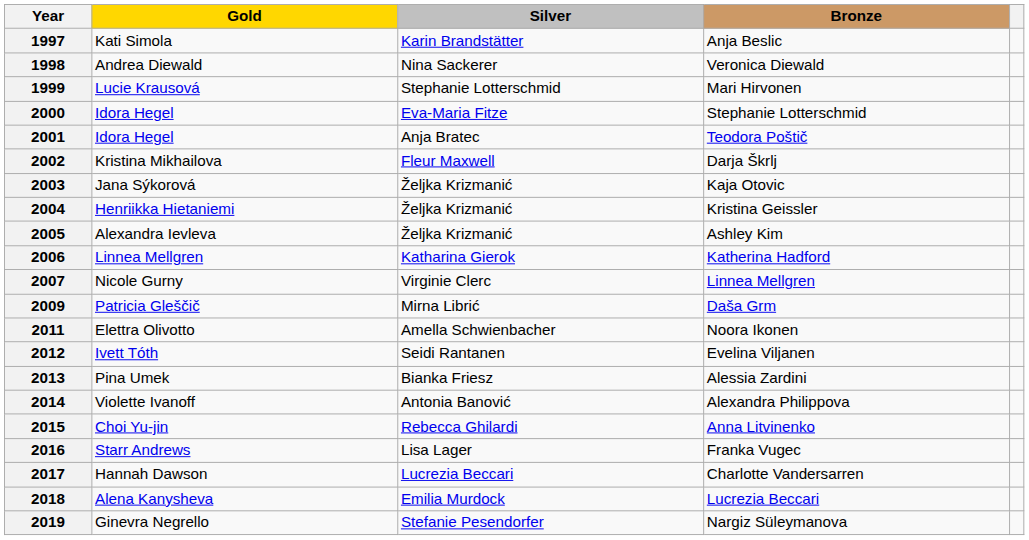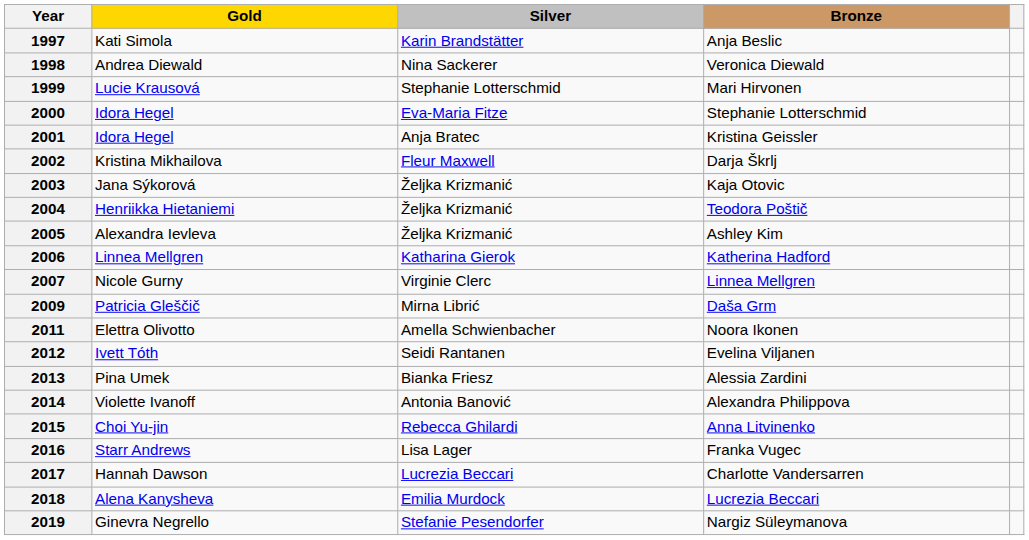(757, 137) Teodora Poštič -> (762, 137) Kristina Geissler
(762, 209) Kristina Geissler -> (757, 209) Teodora Poštič
